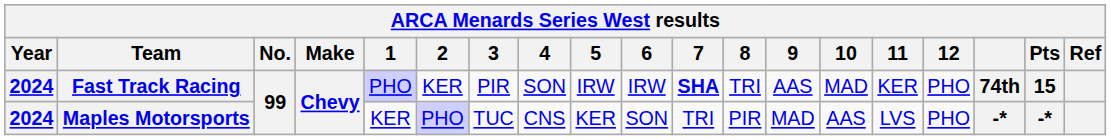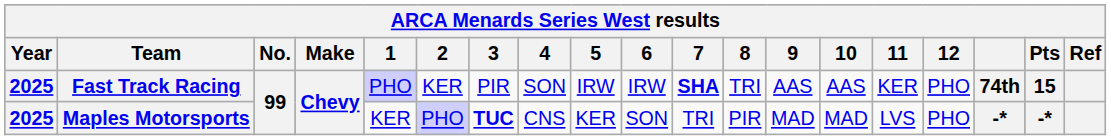(31, 86) 2024 -> (31, 86) 2025
(846, 86) MAD -> (846, 86) AAS
(31, 118) 2024 -> (31, 118) 2025
(494, 118) normal -> (494, 118) bold
(846, 118) AAS -> (846, 118) MAD
